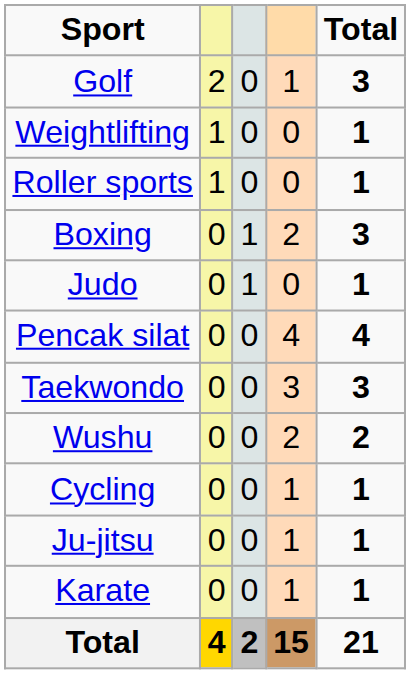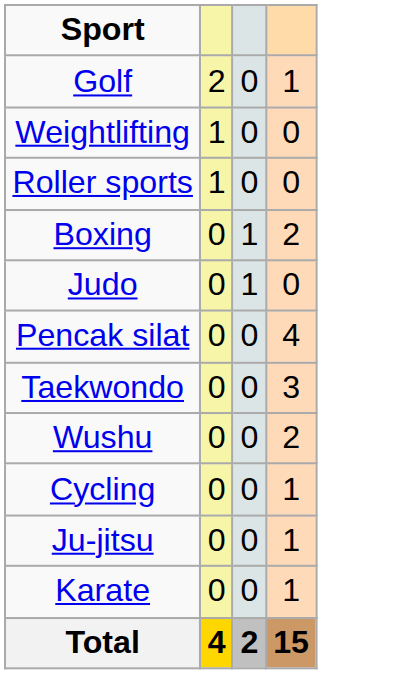- column: (361, 30)
